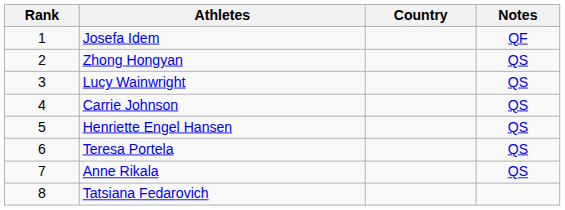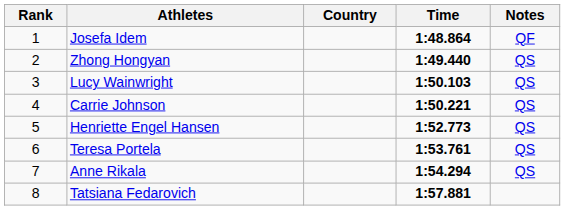+ column: (443, 15)
